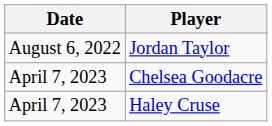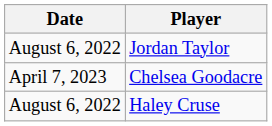(58, 105) April 7, 2023 -> (65, 105) August 6, 2022
